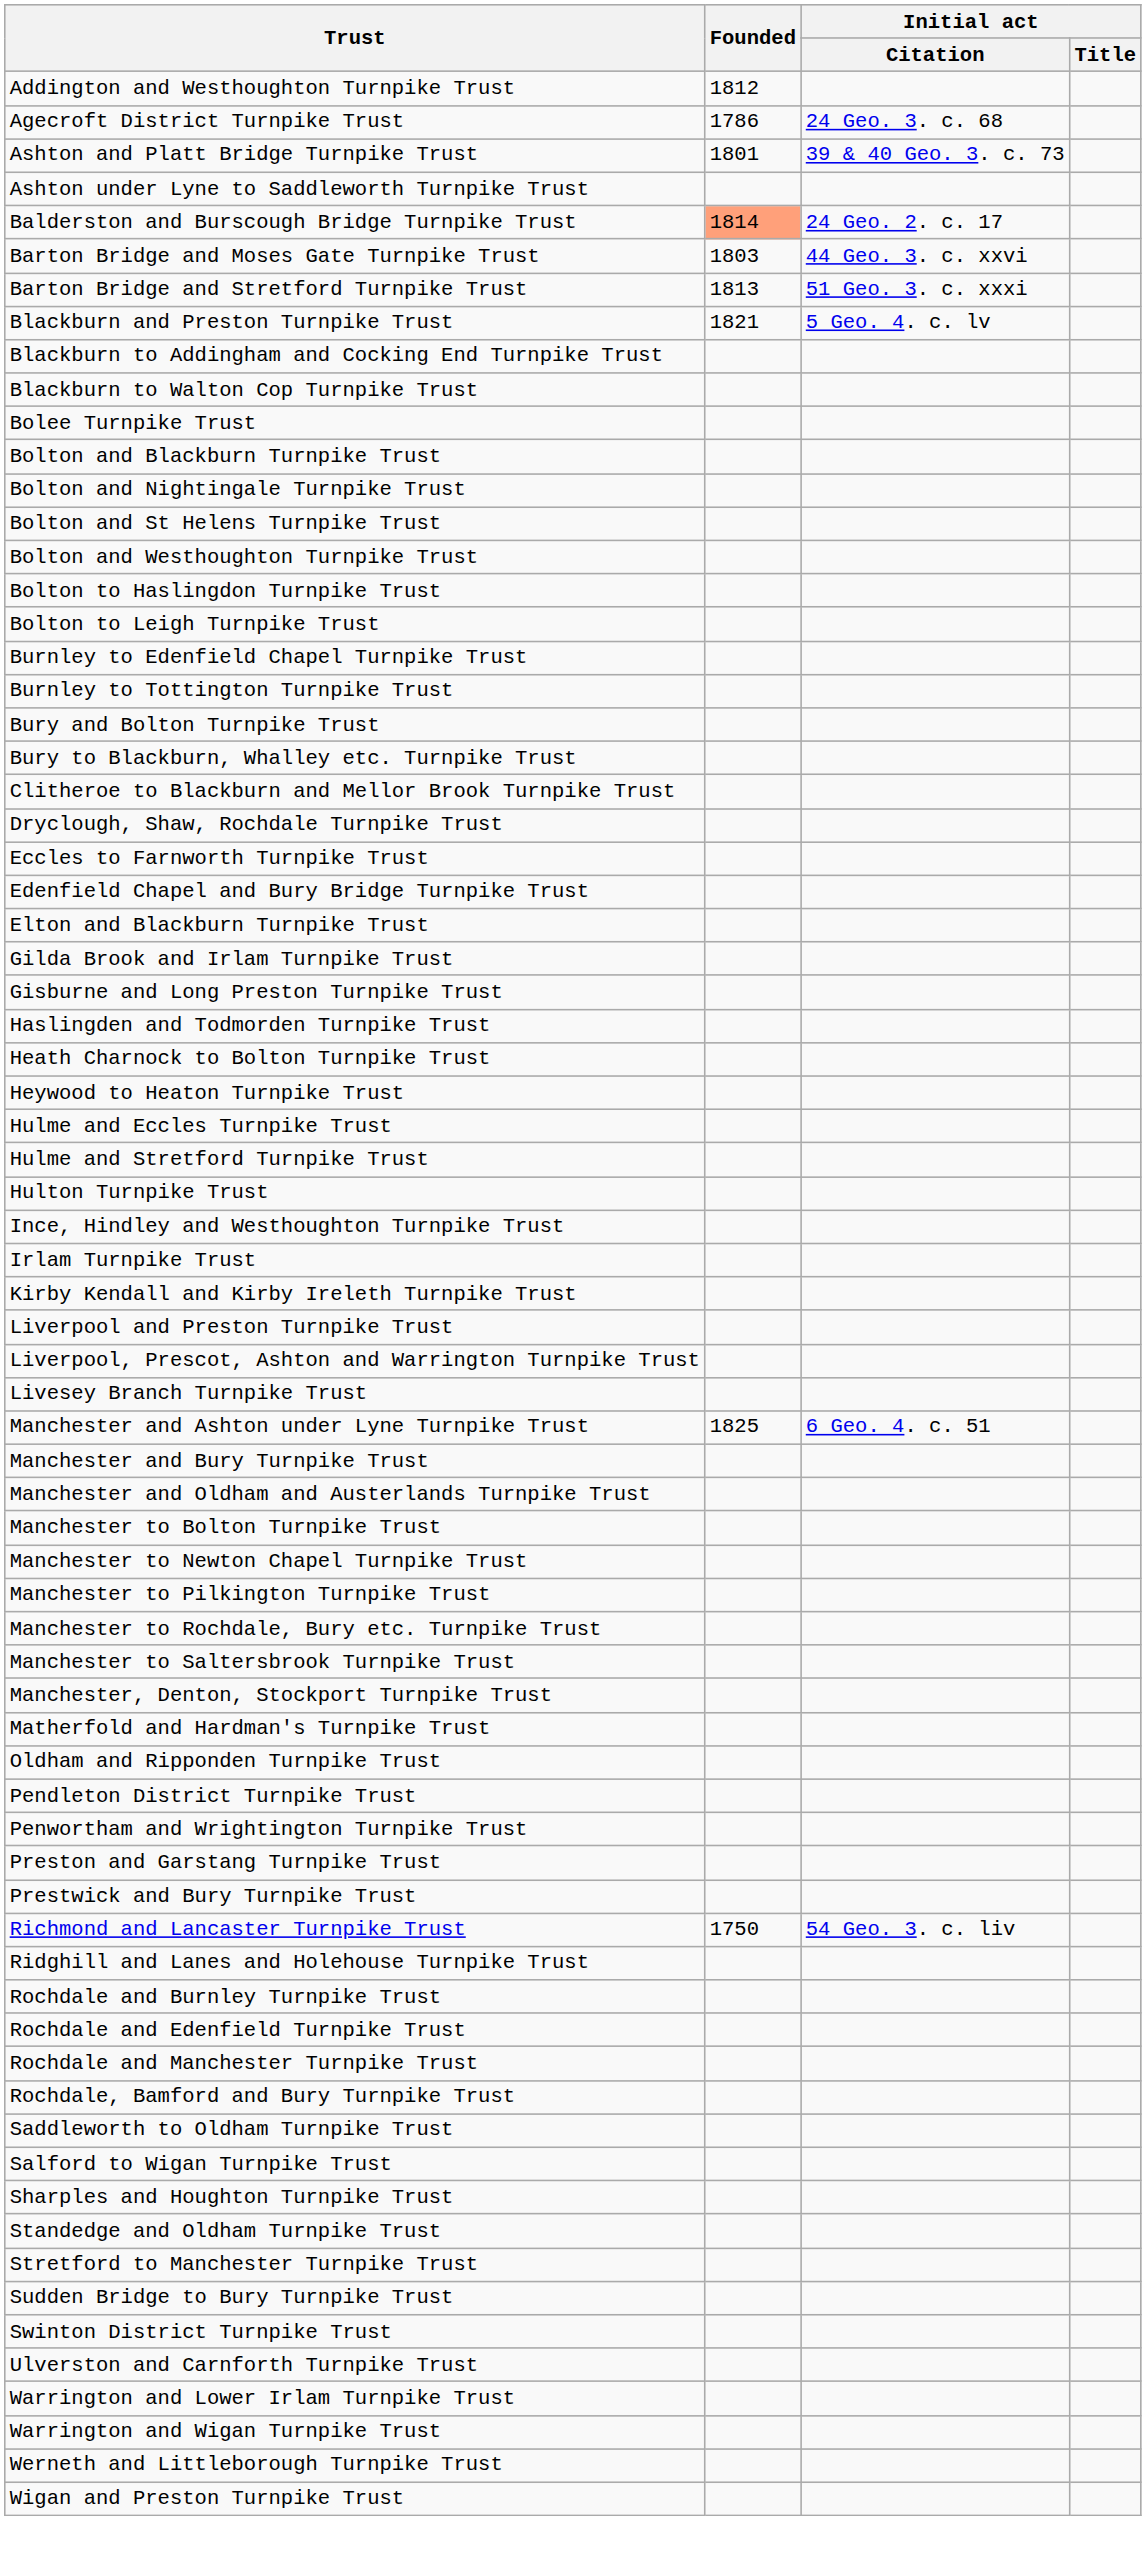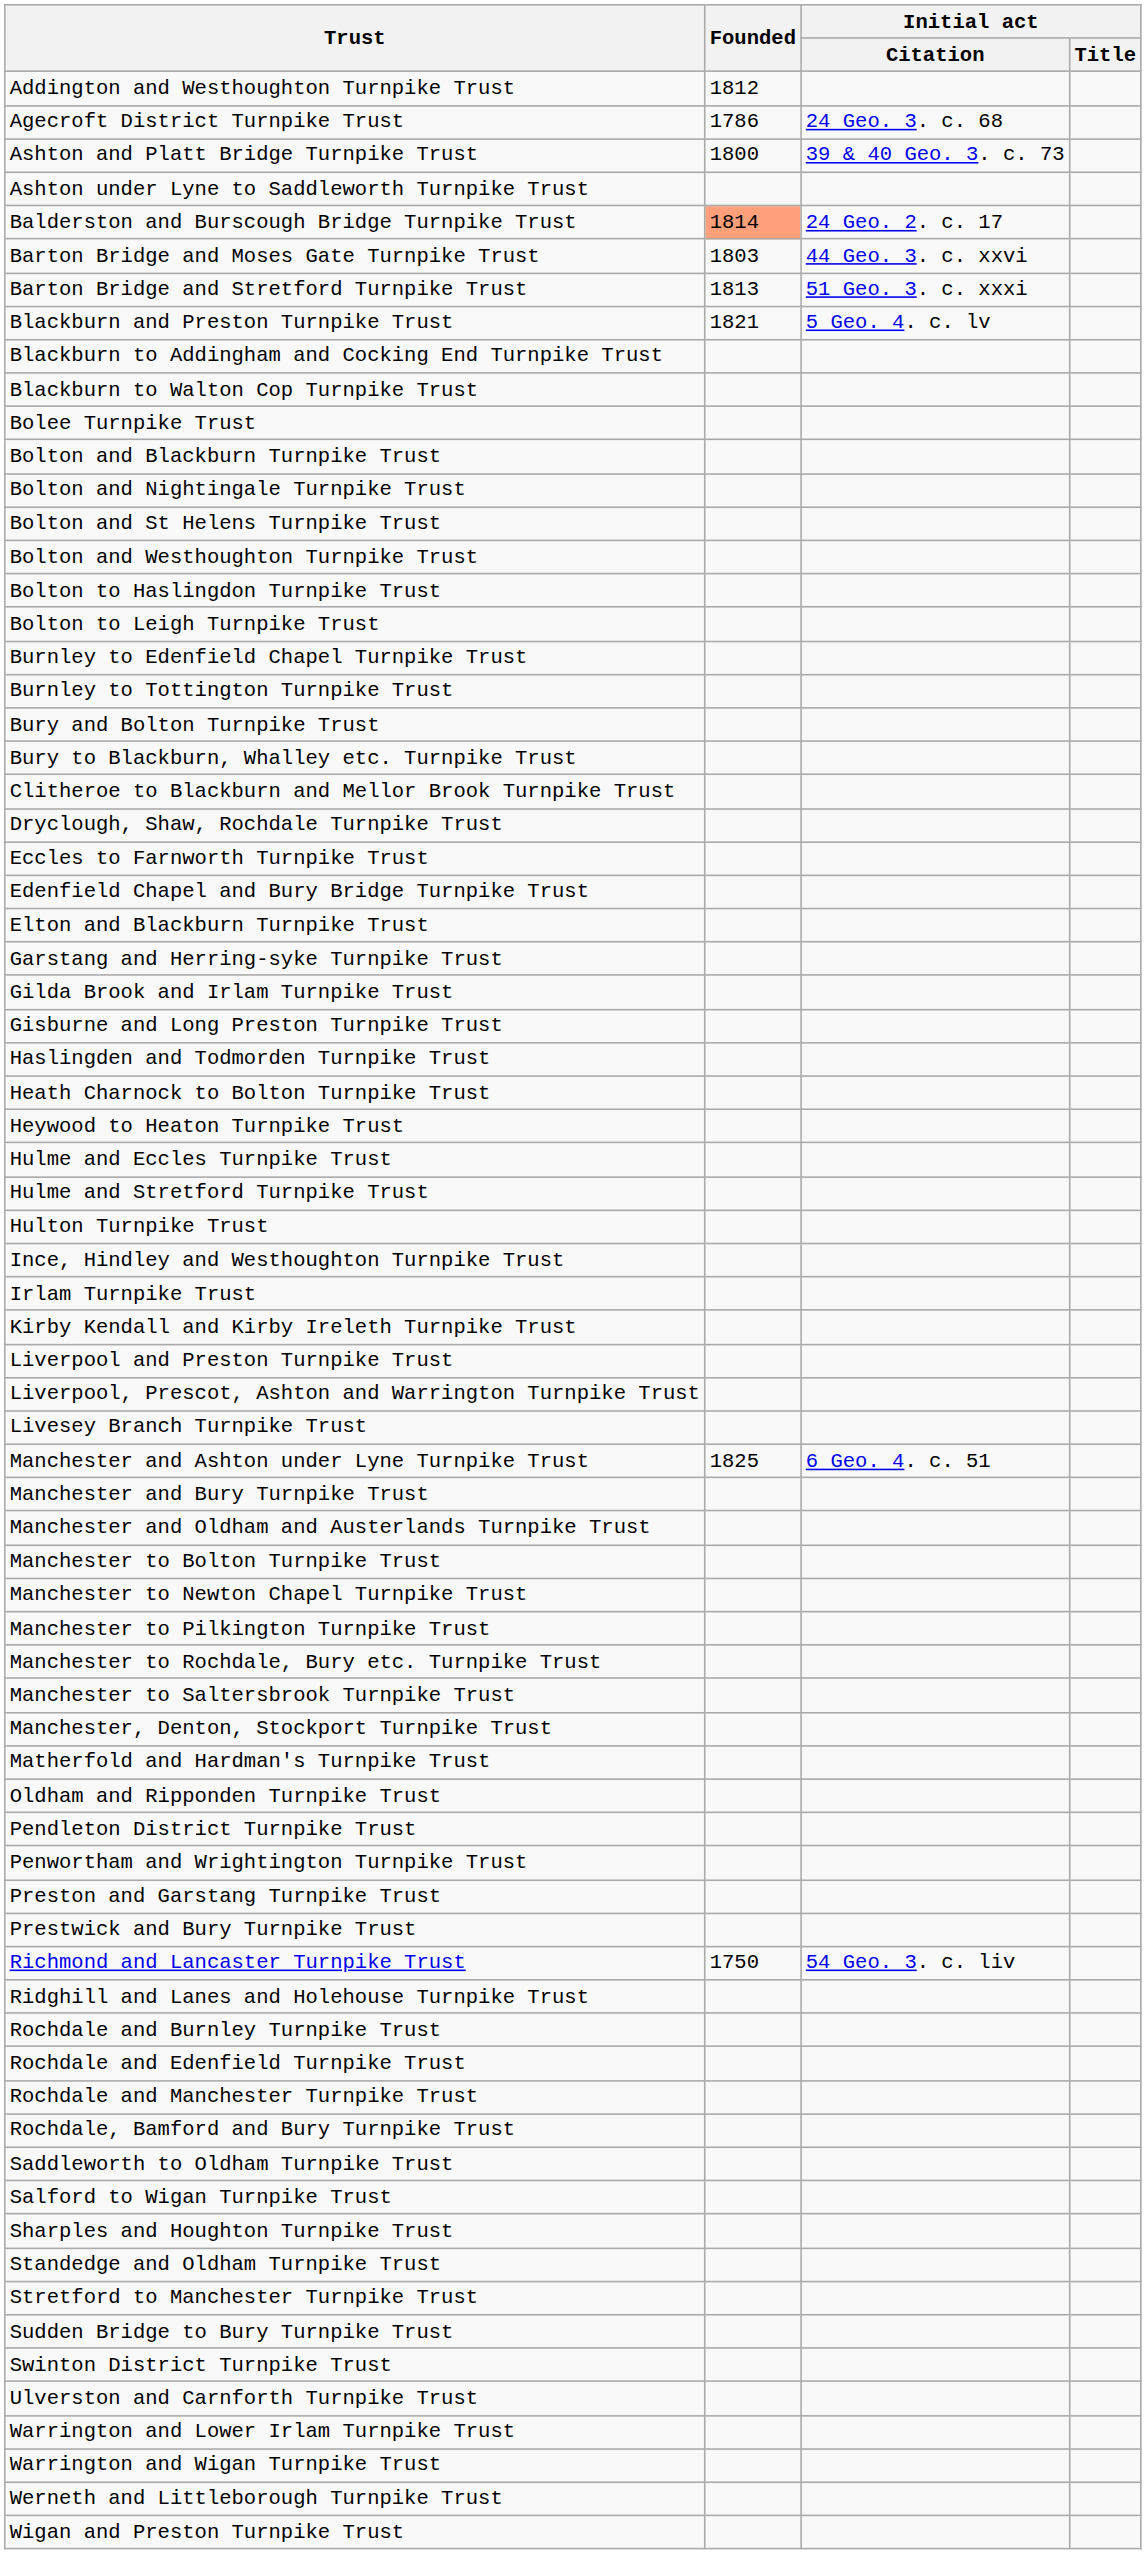(734, 155) 1801 -> (734, 155) 1800
+ row: (256, 959)
